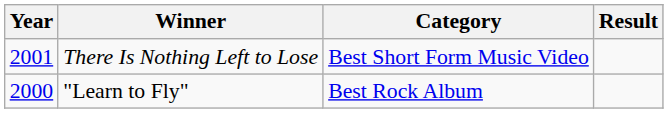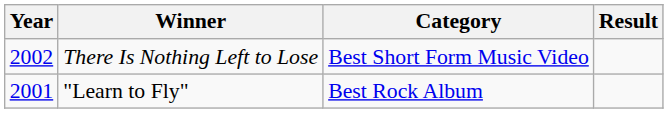(31, 56) 2001 -> (31, 56) 2002
(31, 90) 2000 -> (31, 90) 2001
